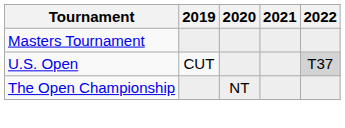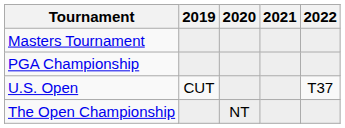+ row: (74, 64)
(320, 64) lightgrey background -> (320, 88) no background
